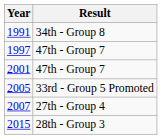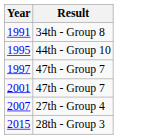+ row: (19, 50)
- row: (19, 87)
